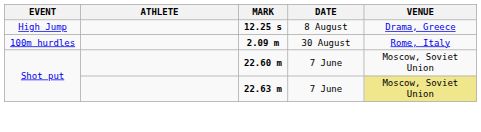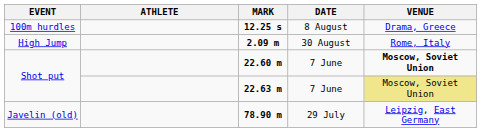(43, 27) High Jump -> (43, 27) 100m hurdles
(43, 42) 100m hurdles -> (43, 42) High Jump
(420, 62) normal -> (420, 62) bold
+ row: (263, 114)
